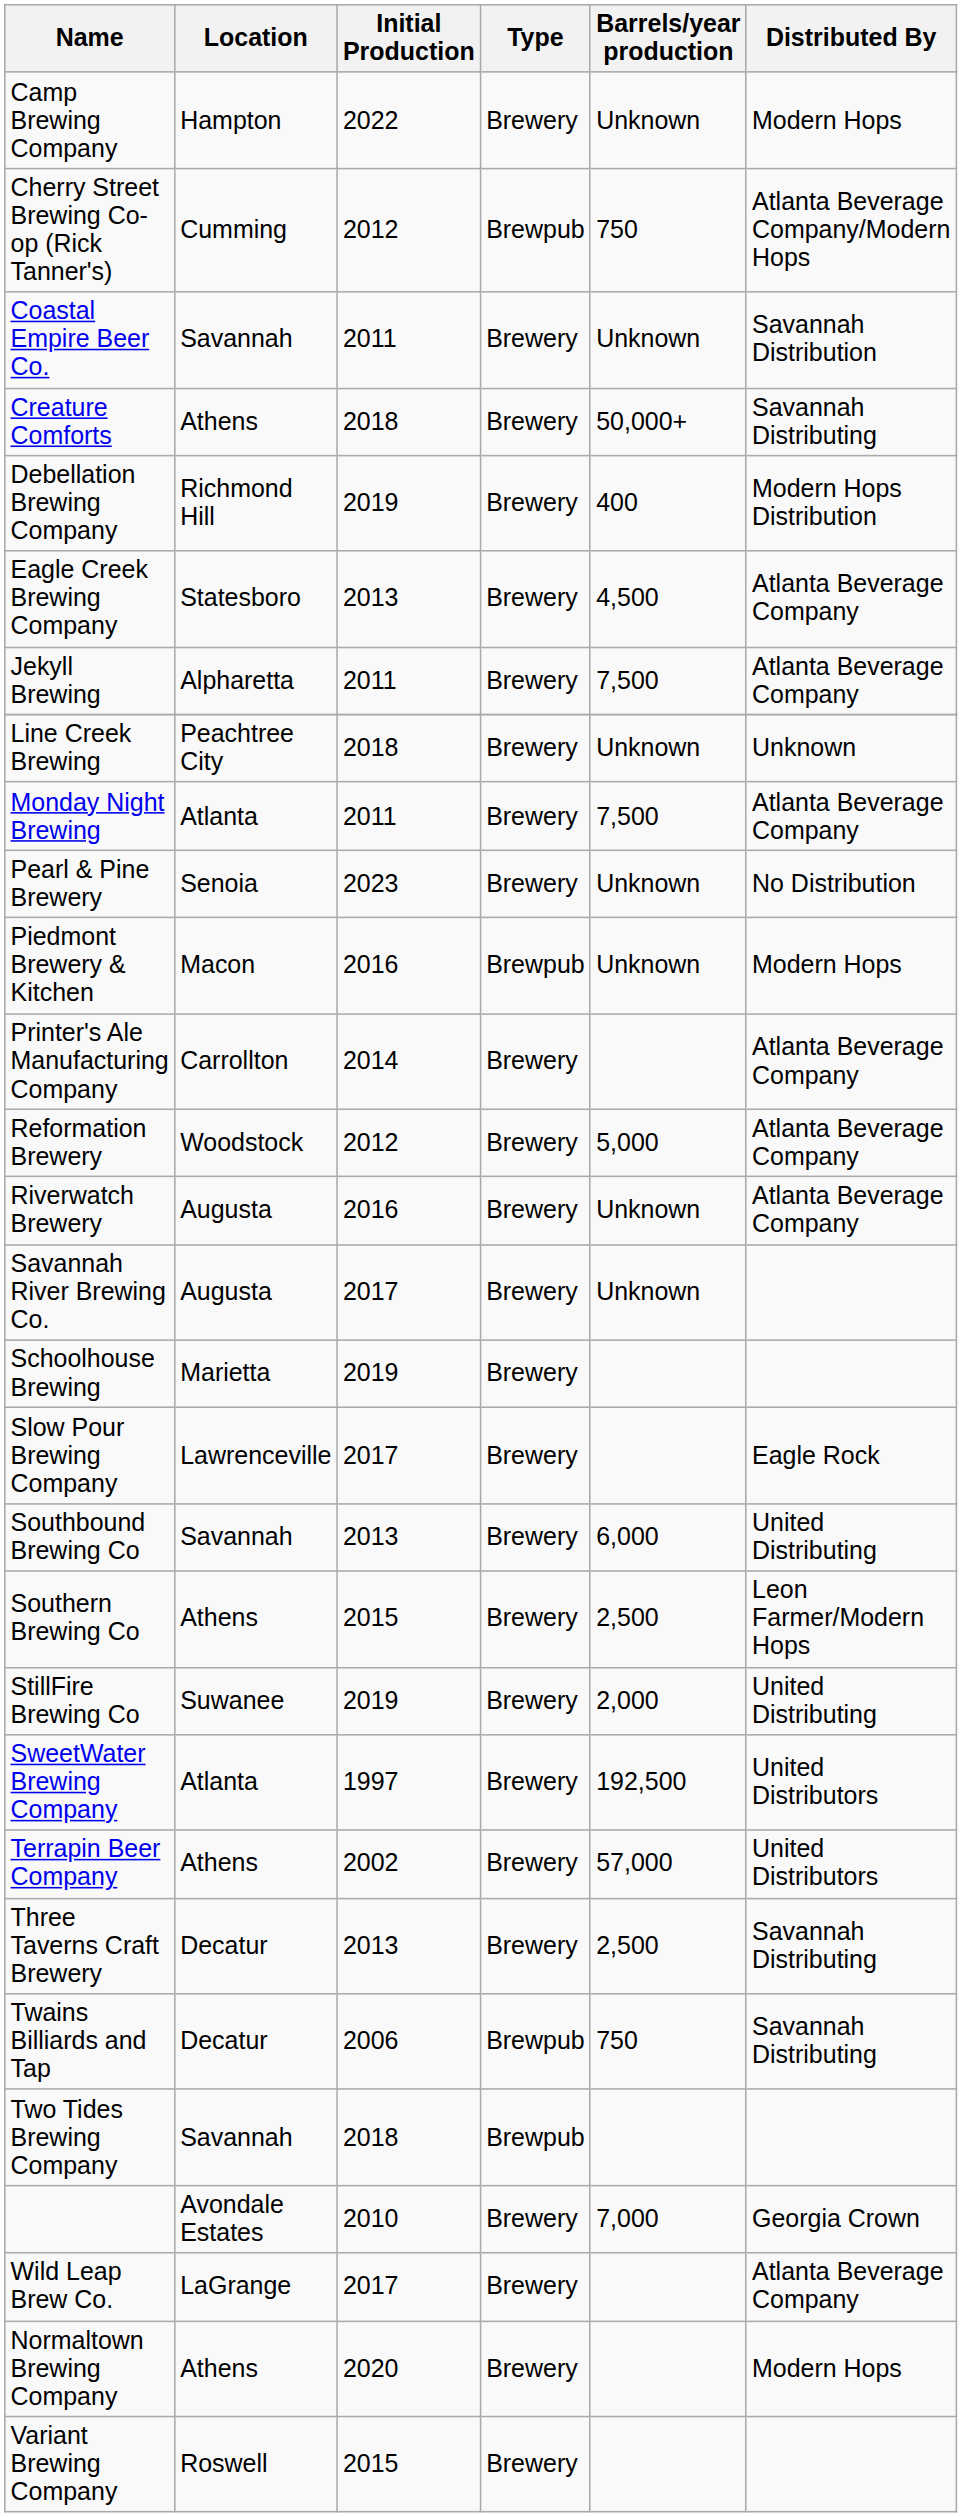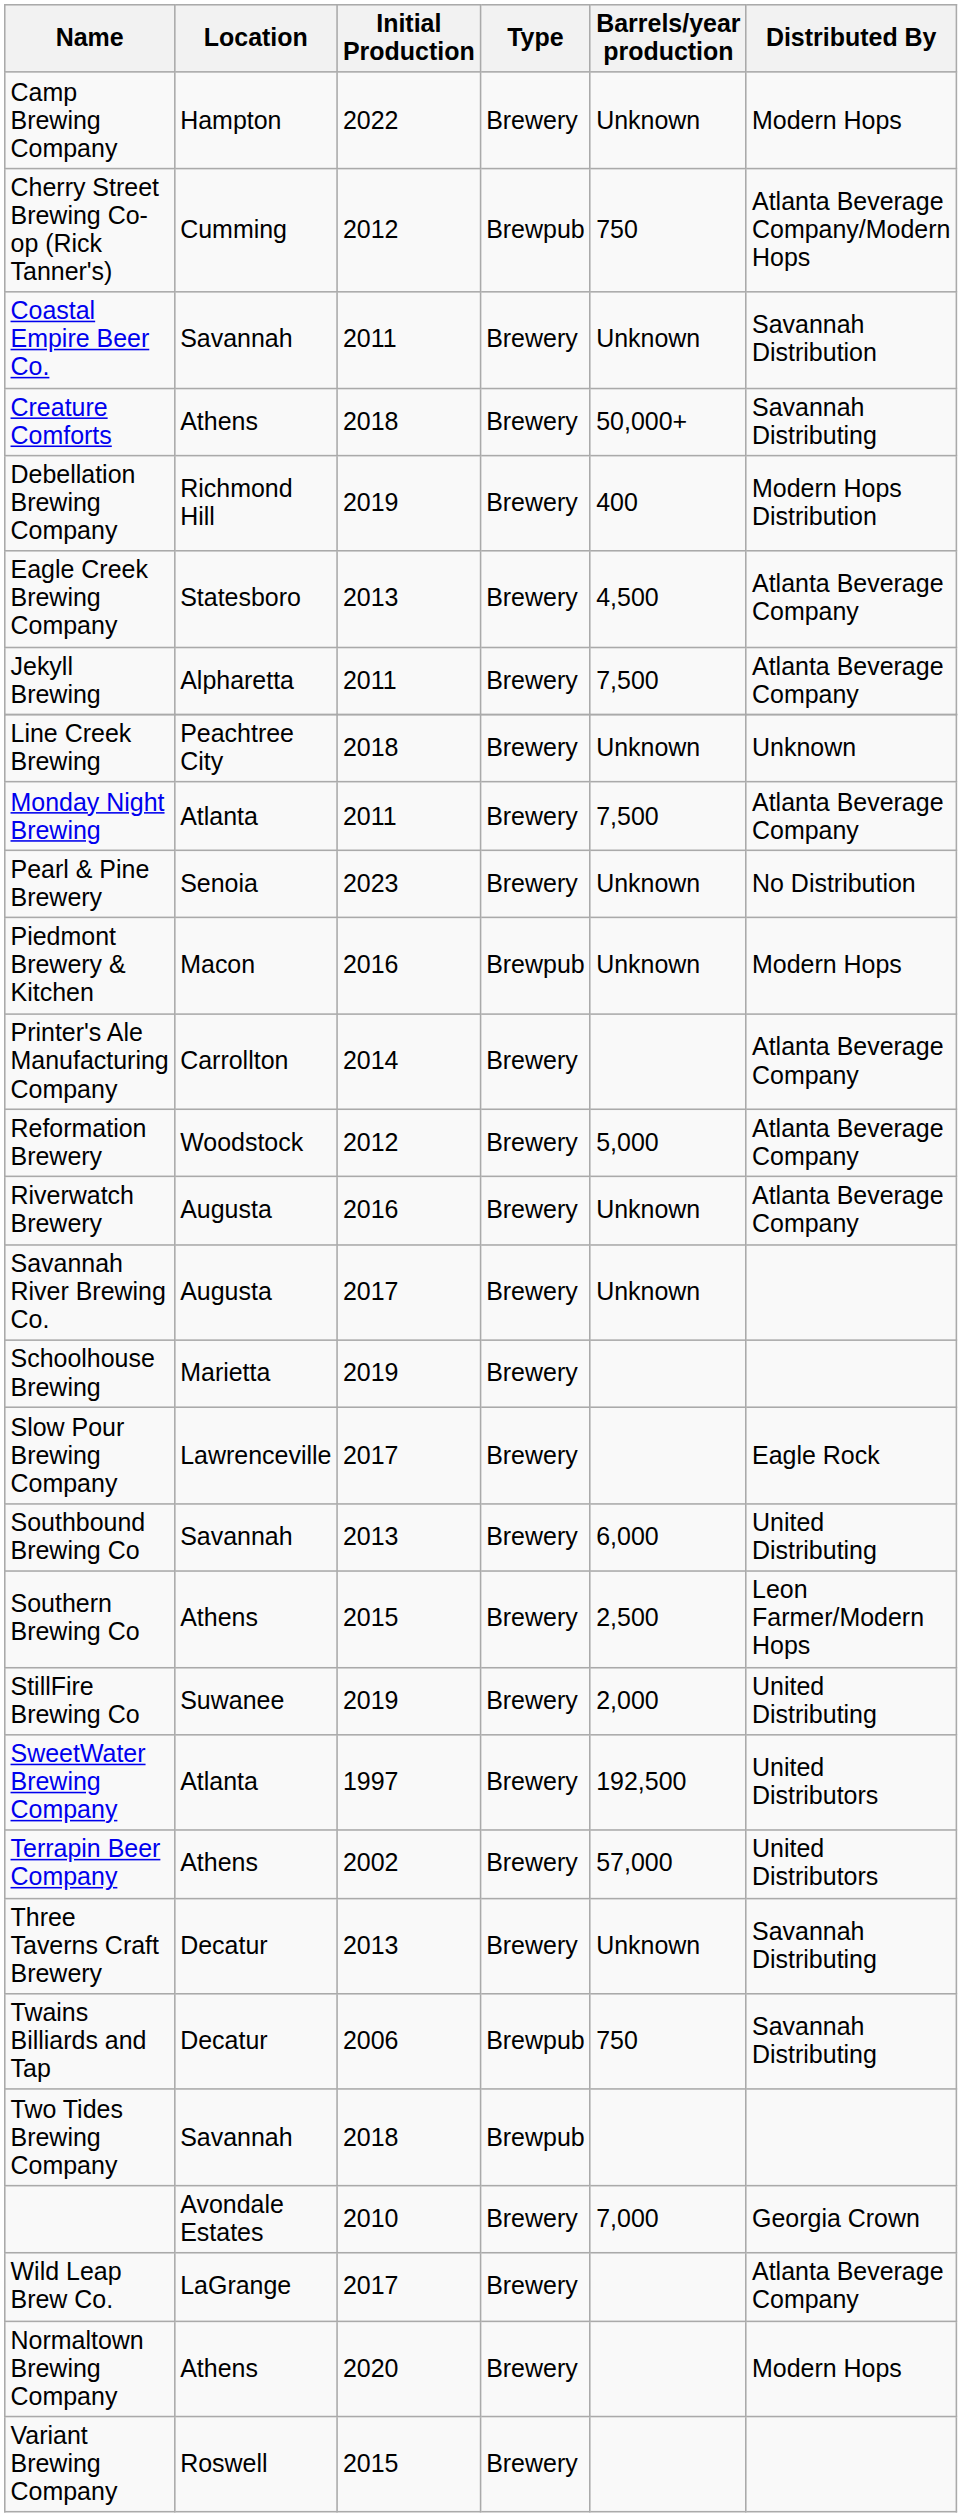(627, 1945) 2,500 -> (648, 1945) Unknown
